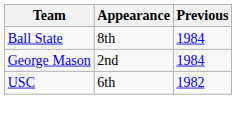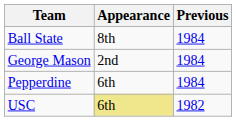+ row: (39, 82)
(106, 82) no background -> (106, 104) khaki background
